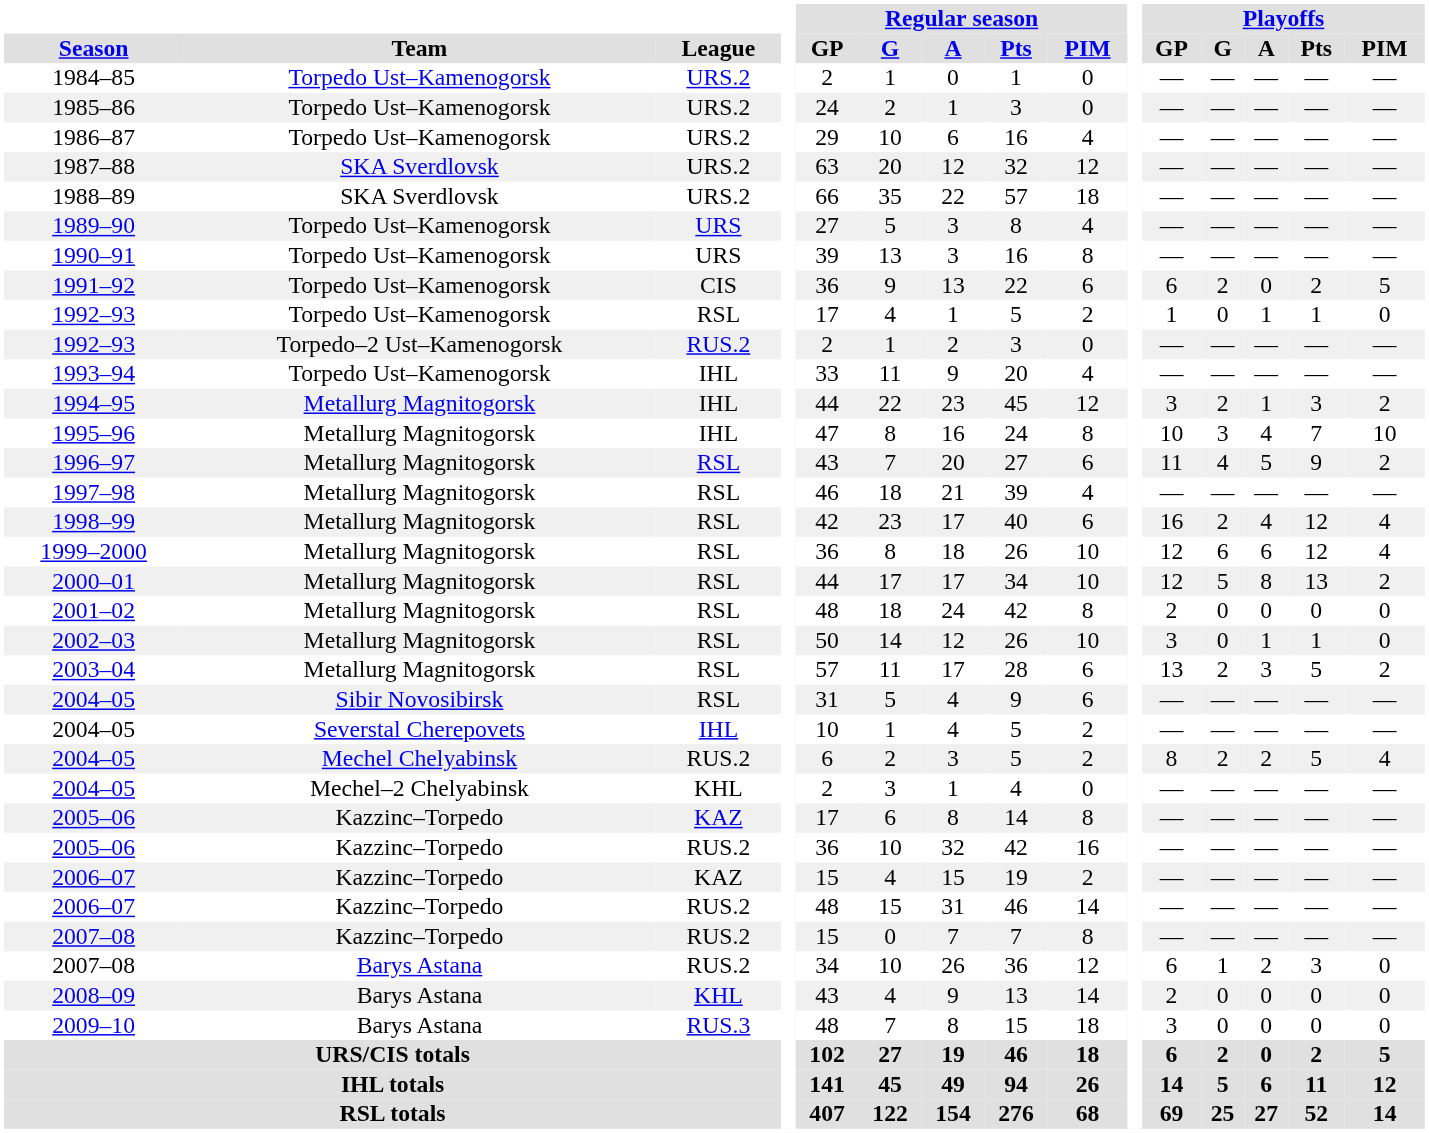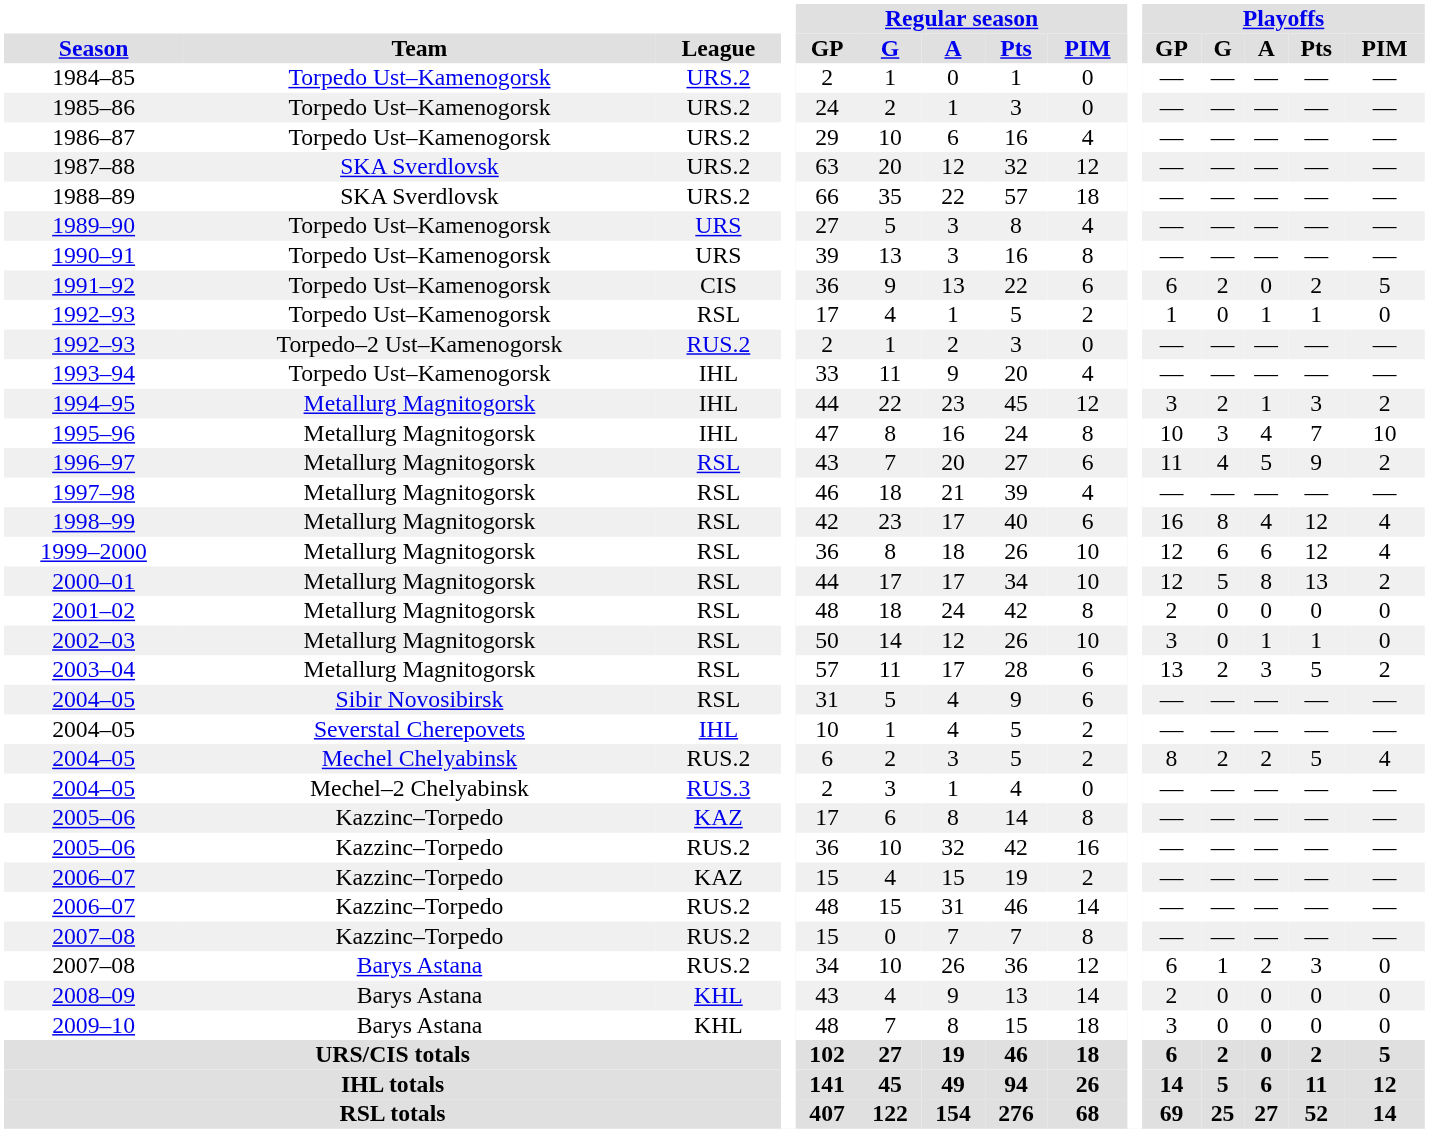(1223, 521) 2 -> (1223, 521) 8
(718, 788) KHL -> (718, 788) RUS.3
(718, 1024) RUS.3 -> (718, 1024) KHL
